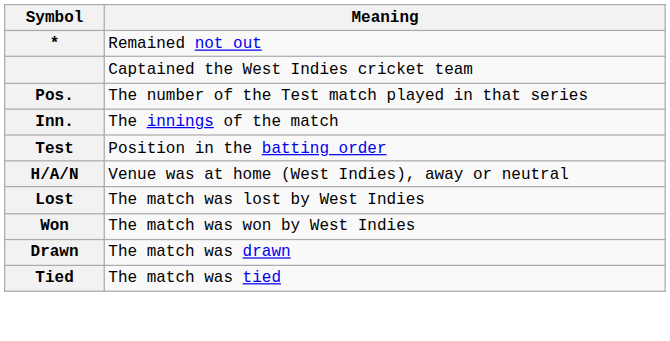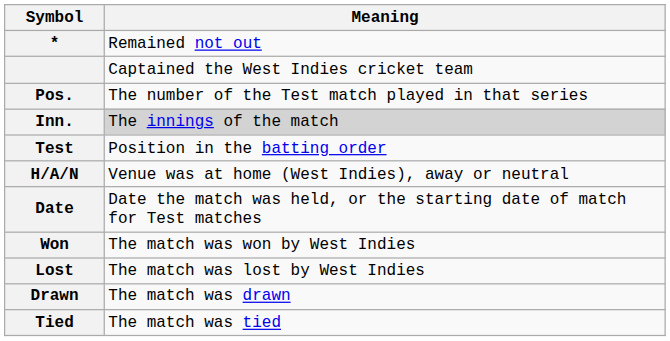(223, 122) no background -> (223, 122) lightgrey background
+ row: (55, 209)
rows swapped: (55, 200) <-> (55, 226)
